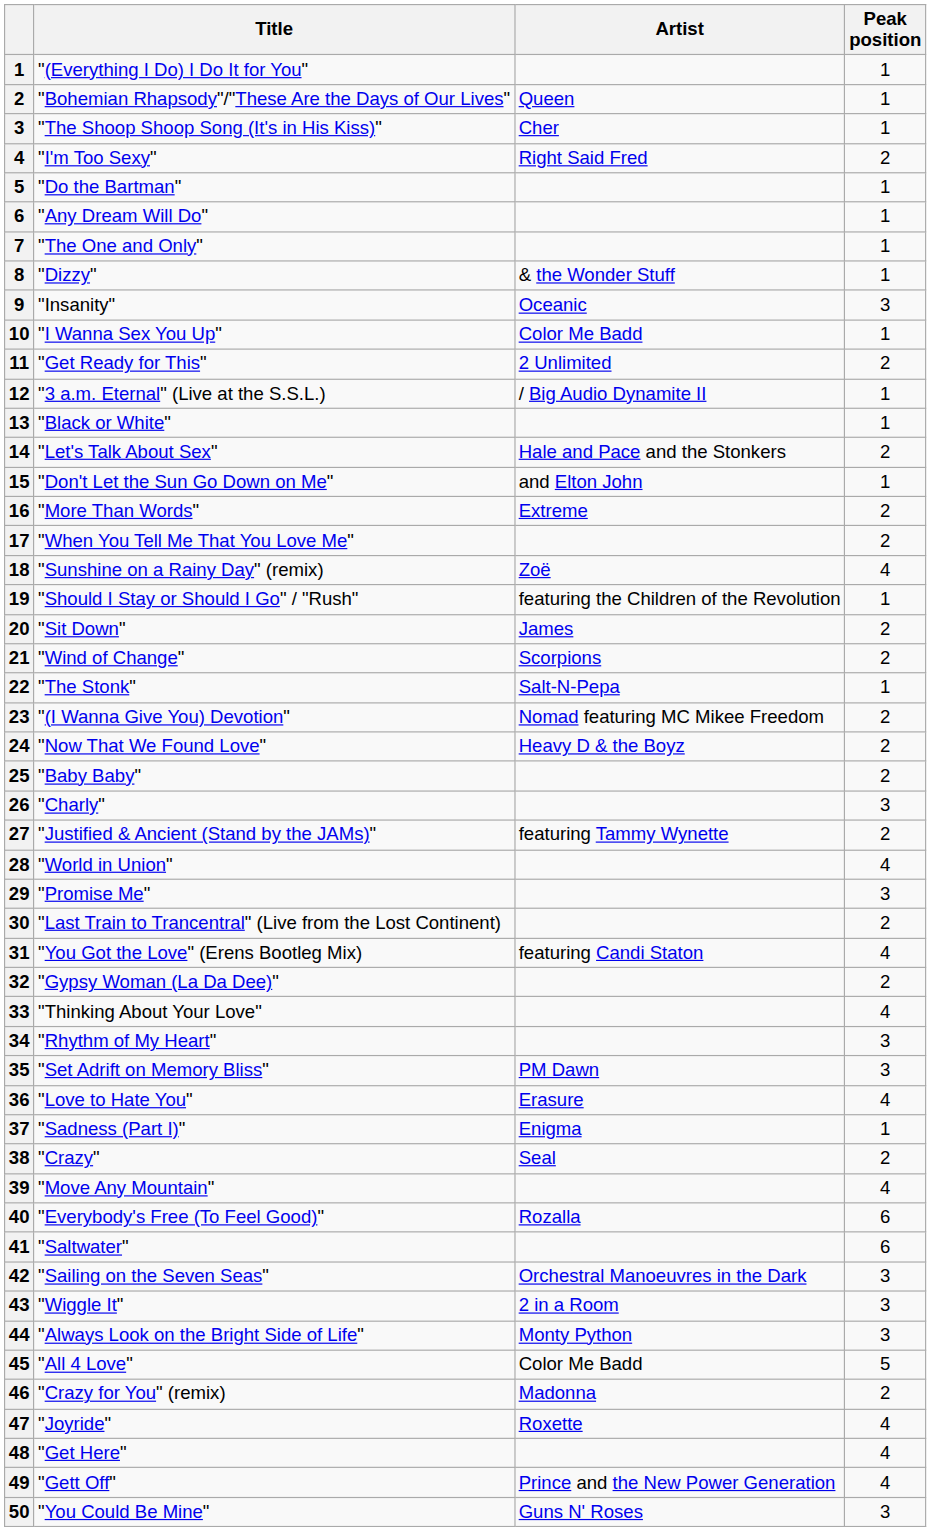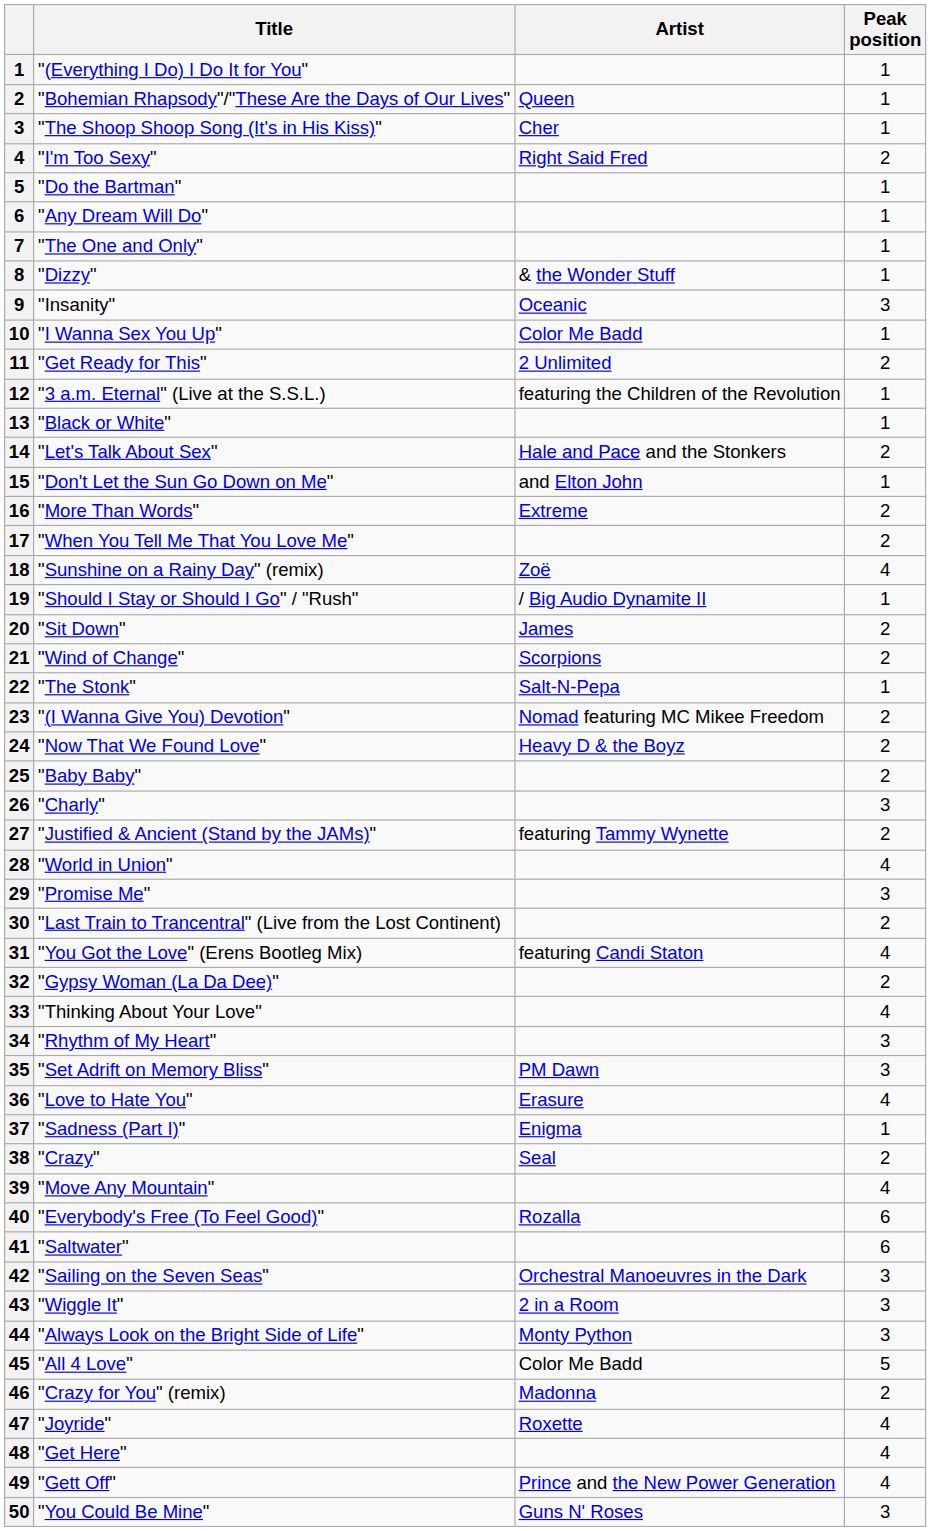(613, 393) / Big Audio Dynamite II -> (680, 393) featuring the Children of the Revolution
(680, 599) featuring the Children of the Revolution -> (613, 599) / Big Audio Dynamite II
